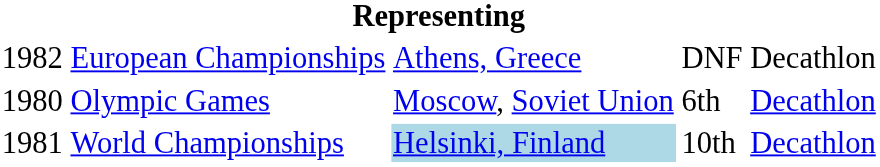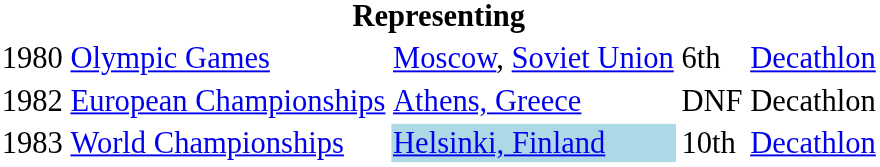rows swapped: (170, 100) <-> (228, 58)
(32, 142) 1981 -> (32, 142) 1983
